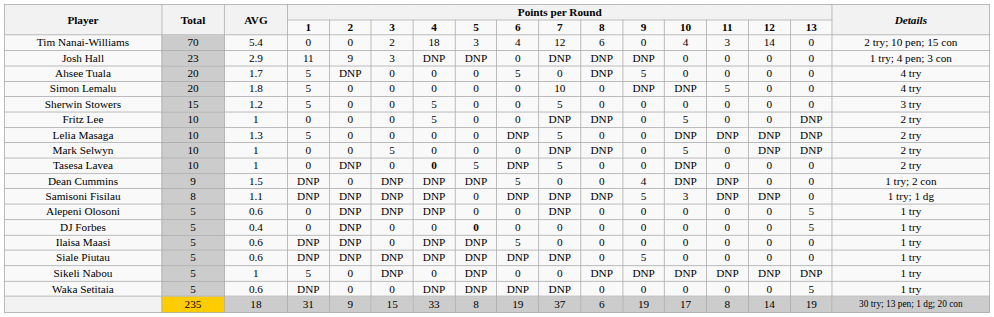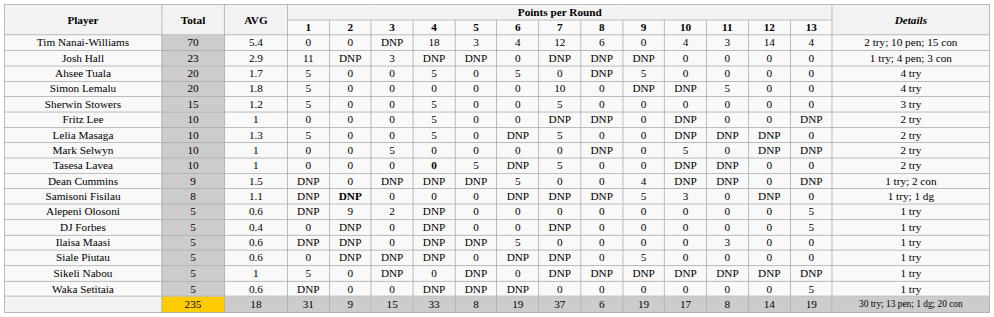(392, 43) 2 -> (392, 43) DNP
(811, 43) 0 -> (811, 43) 4
(350, 58) 9 -> (350, 58) DNP
(350, 74) DNP -> (350, 74) 0
(434, 74) 0 -> (434, 74) 5
(686, 120) 5 -> (686, 120) DNP
(434, 135) 0 -> (434, 135) 5
(811, 135) DNP -> (811, 135) 0
(560, 150) DNP -> (560, 150) 0
(350, 166) DNP -> (350, 166) 0
(727, 166) 0 -> (727, 166) DNP
(811, 181) 0 -> (811, 181) DNP
(350, 197) normal -> (350, 197) bold
(392, 197) DNP -> (392, 197) 0
(434, 197) DNP -> (434, 197) 0
(727, 197) DNP -> (727, 197) 0
(308, 212) 0 -> (308, 212) DNP
(350, 212) DNP -> (350, 212) 9
(392, 212) DNP -> (392, 212) 2
(560, 212) DNP -> (560, 212) 0
(434, 227) 0 -> (434, 227) DNP
(476, 227) bold -> (476, 227) normal
(560, 227) 0 -> (560, 227) DNP
(727, 243) 0 -> (727, 243) 3
(308, 258) DNP -> (308, 258) 0
(476, 258) DNP -> (476, 258) 0
(560, 273) 0 -> (560, 273) DNP
(560, 289) DNP -> (560, 289) 0
